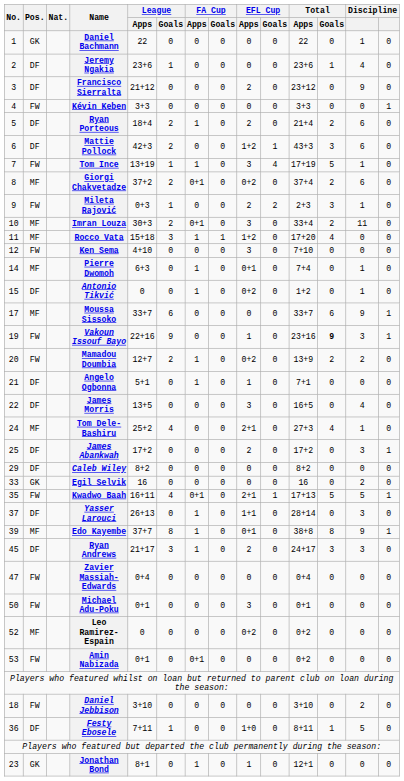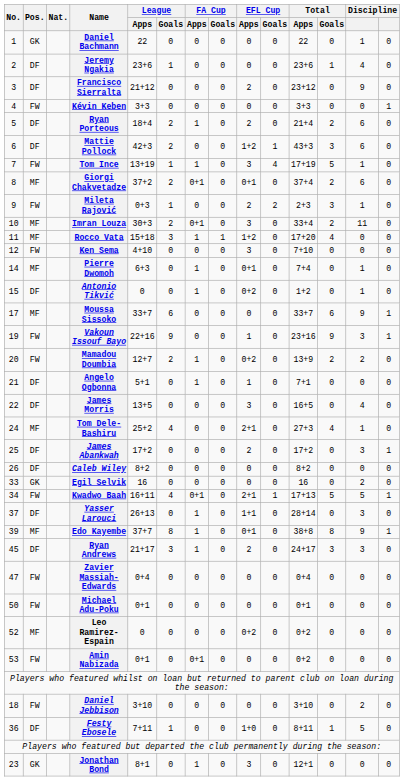(249, 183) 0+2 -> (249, 183) 0+1
(332, 337) bold -> (332, 337) normal
(14, 469) 29 -> (14, 469) 26
(14, 496) 35 -> (14, 496) 34
(249, 605) 3 -> (249, 605) 0
(249, 765) 1 -> (249, 765) 3
